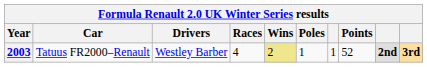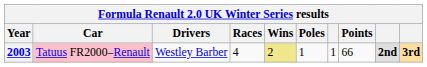(93, 52) no background -> (93, 52) pink background
(347, 52) 52 -> (347, 52) 66
